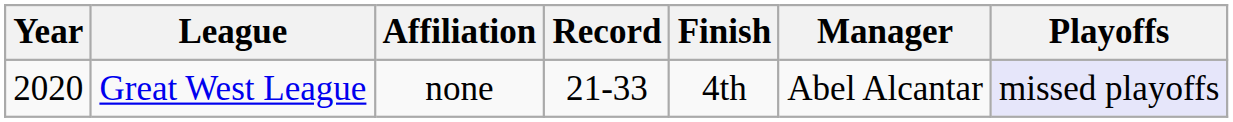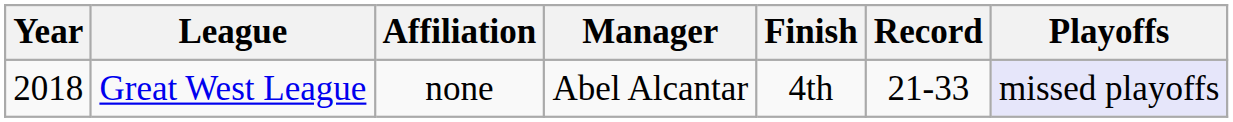columns swapped: (607, 32) <-> (885, 32)
(48, 87) 2020 -> (48, 87) 2018
